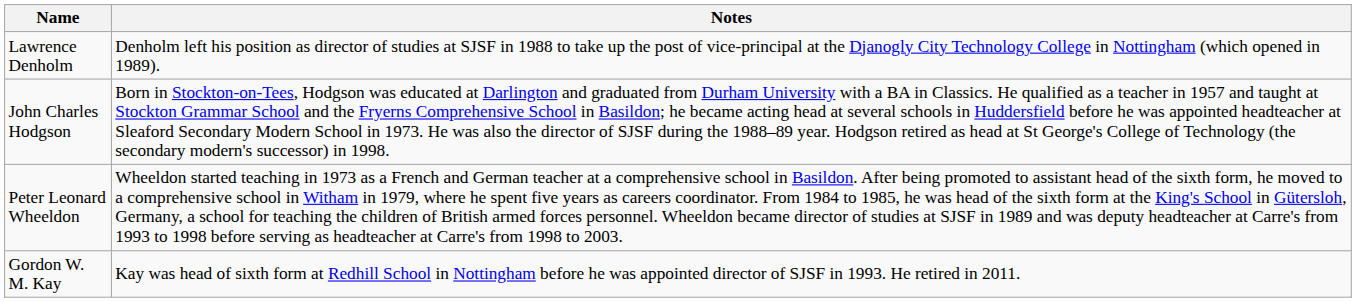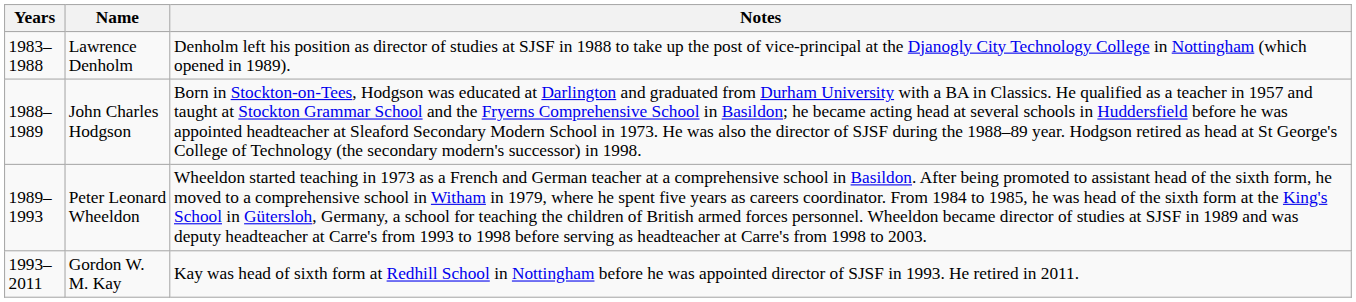+ column: (35, 18)
